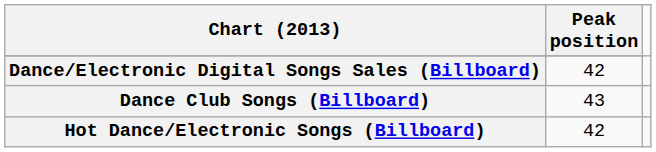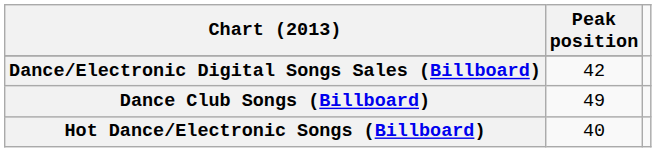(594, 101) 43 -> (594, 101) 49
(594, 131) 42 -> (594, 131) 40
